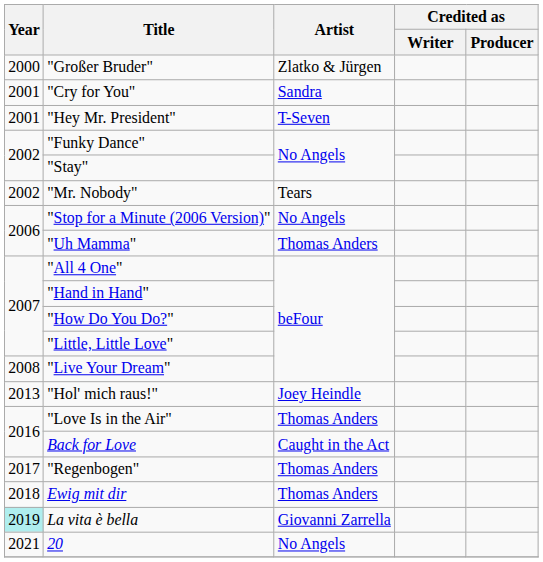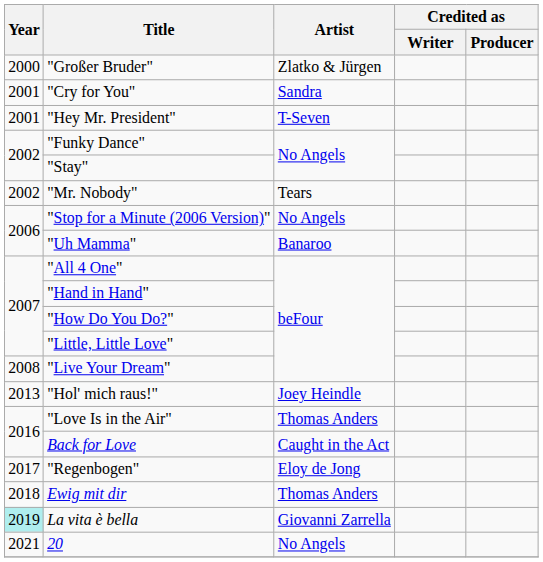(328, 243) Thomas Anders -> (305, 243) Banaroo
(328, 469) Thomas Anders -> (319, 469) Eloy de Jong
